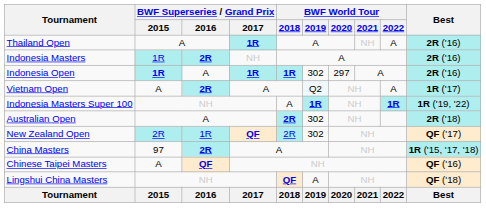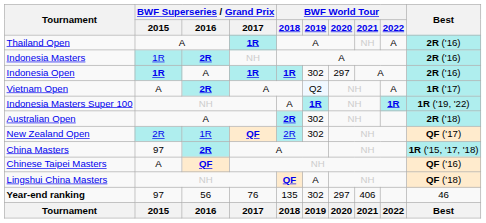+ row: (46, 195)
